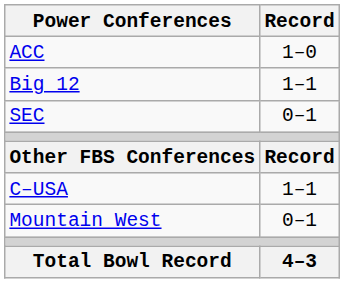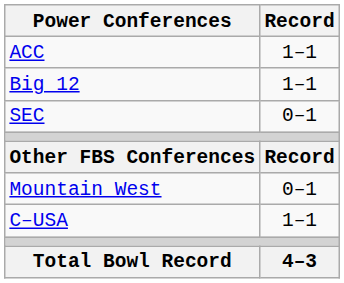(300, 52) 1–0 -> (300, 52) 1–1
rows swapped: (39, 189) <-> (85, 221)
